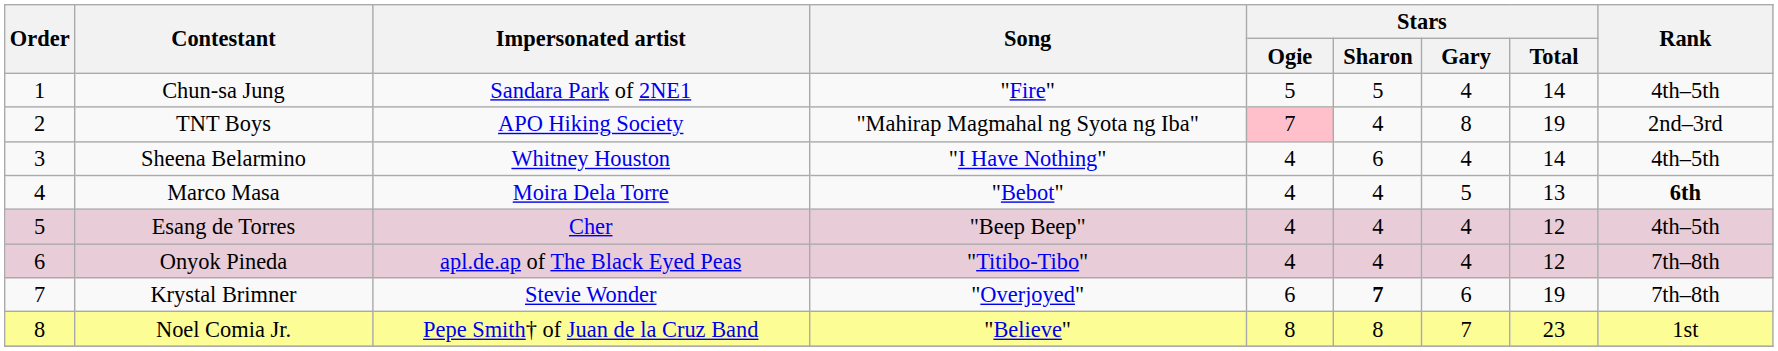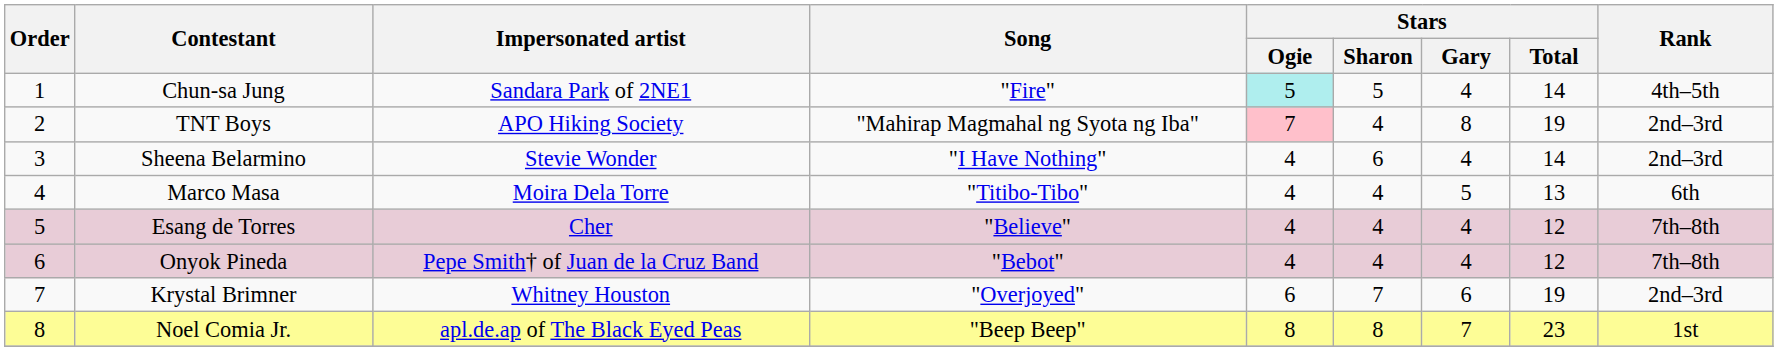(1290, 90) no background -> (1290, 90) paleturquoise background
(591, 158) Whitney Houston -> (591, 158) Stevie Wonder
(1685, 158) 4th–5th -> (1685, 158) 2nd–3rd
(1028, 192) "Bebot" -> (1028, 192) "Titibo-Tibo"
(1685, 192) bold -> (1685, 192) normal
(1028, 227) "Beep Beep" -> (1028, 227) "Believe"
(1685, 227) 4th–5th -> (1685, 227) 7th–8th
(591, 261) apl.de.ap of The Black Eyed Peas -> (591, 261) Pepe Smith† of Juan de la Cruz Band
(1028, 261) "Titibo-Tibo" -> (1028, 261) "Bebot"
(591, 295) Stevie Wonder -> (591, 295) Whitney Houston
(1378, 295) bold -> (1378, 295) normal
(1685, 295) 7th–8th -> (1685, 295) 2nd–3rd
(591, 329) Pepe Smith† of Juan de la Cruz Band -> (591, 329) apl.de.ap of The Black Eyed Peas
(1028, 329) "Believe" -> (1028, 329) "Beep Beep"
